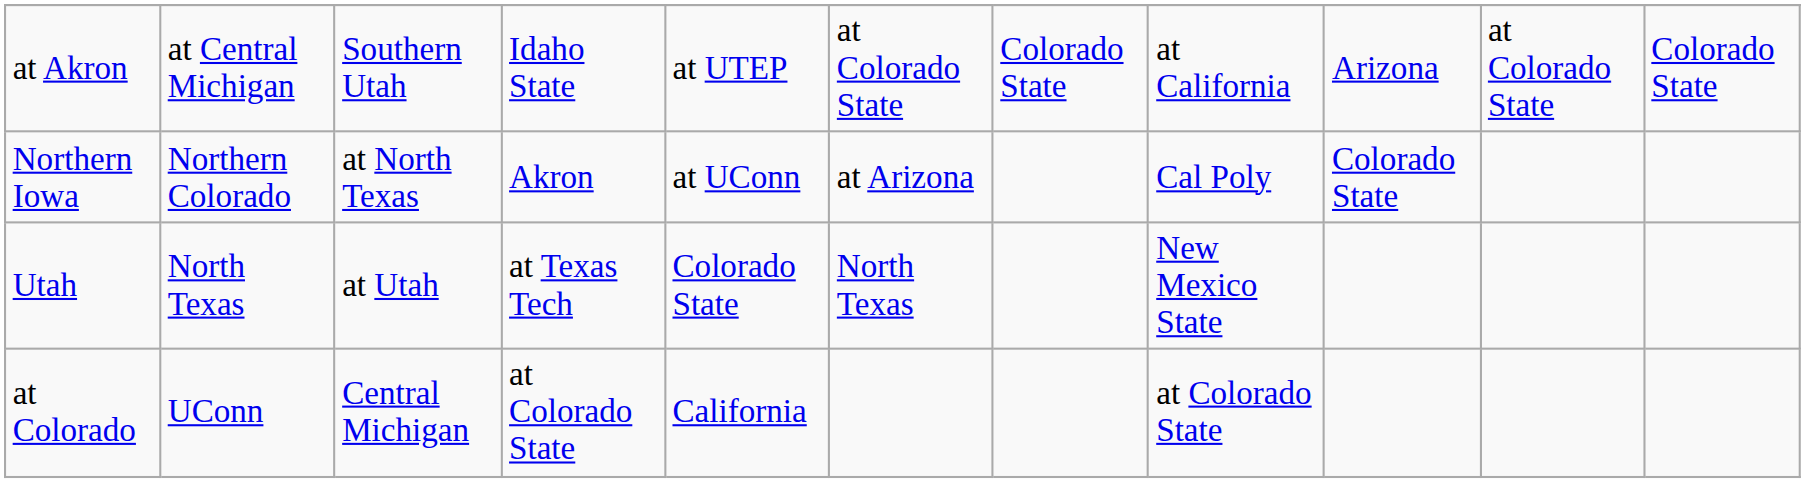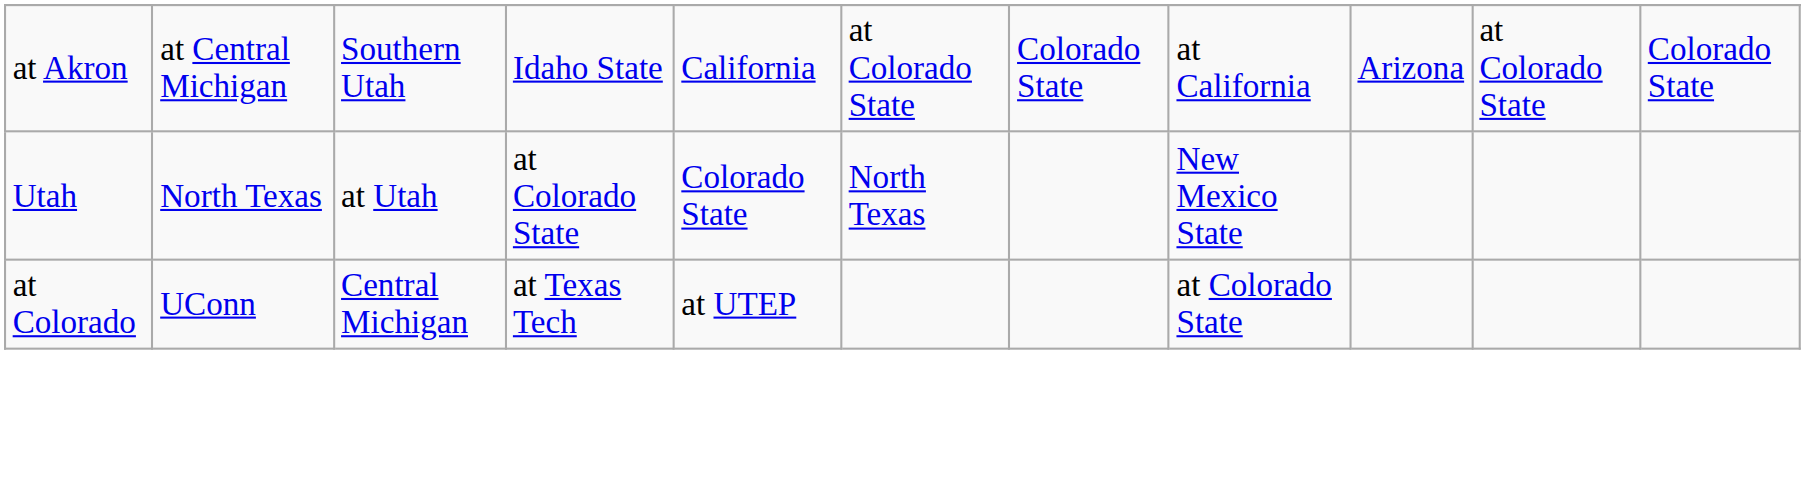(730, 68) at UTEP -> (748, 68) California
- row: (72, 176)
(563, 284) at Texas Tech -> (575, 195) at Colorado State
(571, 411) at Colorado State -> (567, 303) at Texas Tech
(740, 411) California -> (739, 303) at UTEP
